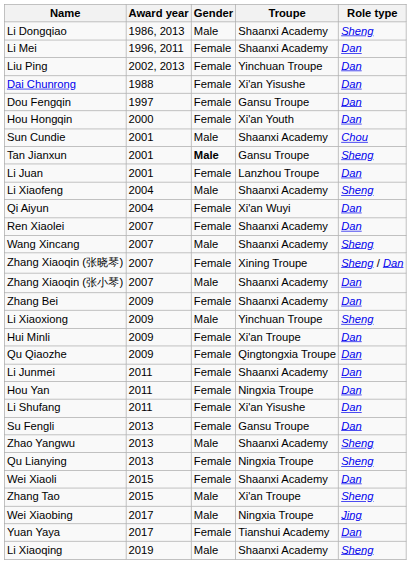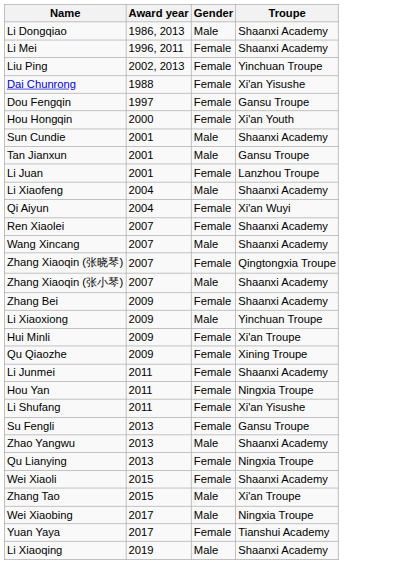- column: (372, 13)
(206, 155) bold -> (206, 155) normal
(273, 263) Xining Troupe -> (287, 263) Qingtongxia Troupe
(287, 355) Qingtongxia Troupe -> (273, 355) Xining Troupe
